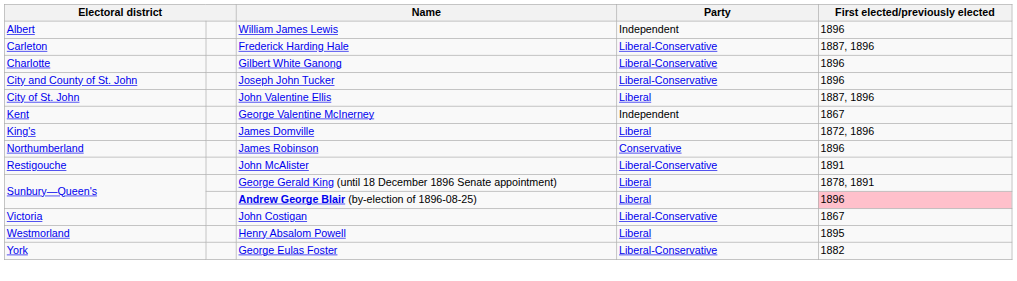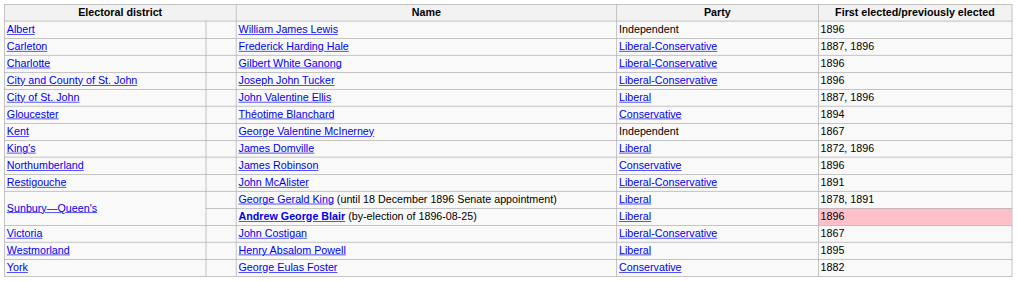+ row: (286, 115)
(668, 251) Liberal-Conservative -> (650, 268) Conservative
